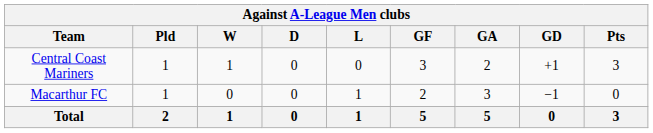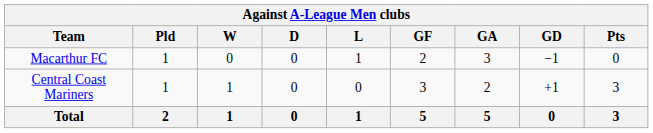rows swapped: (69, 66) <-> (69, 95)
